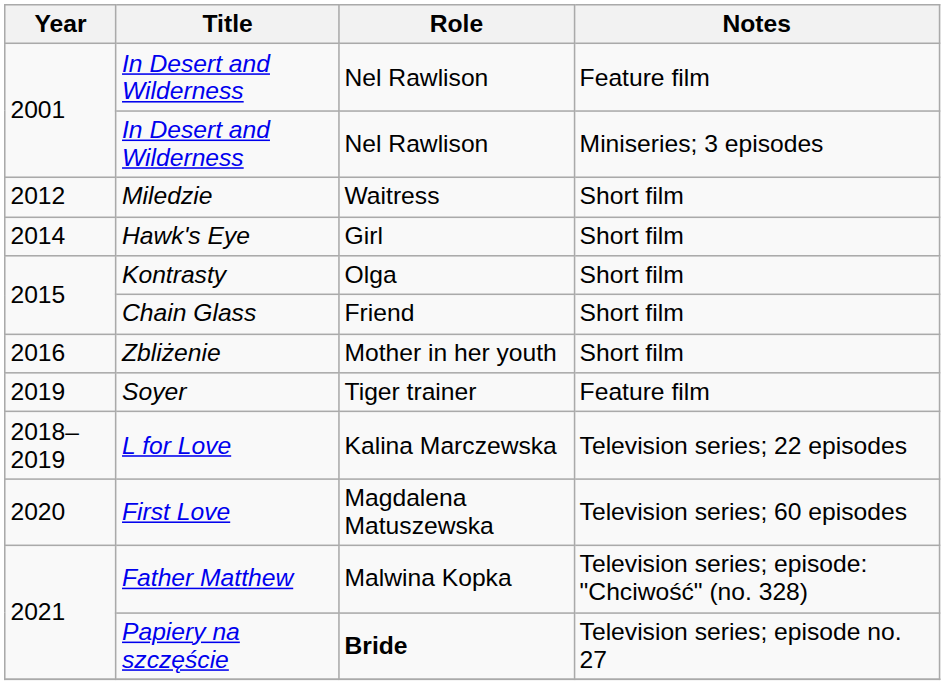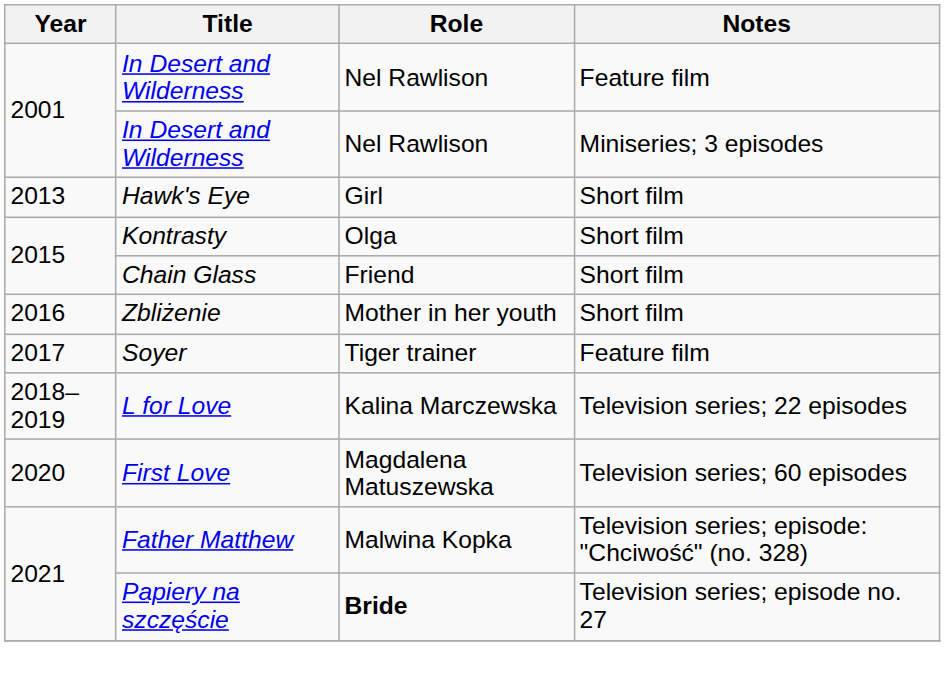- row: (167, 196)
(38, 235) 2014 -> (38, 196) 2013
(38, 392) 2019 -> (38, 353) 2017
